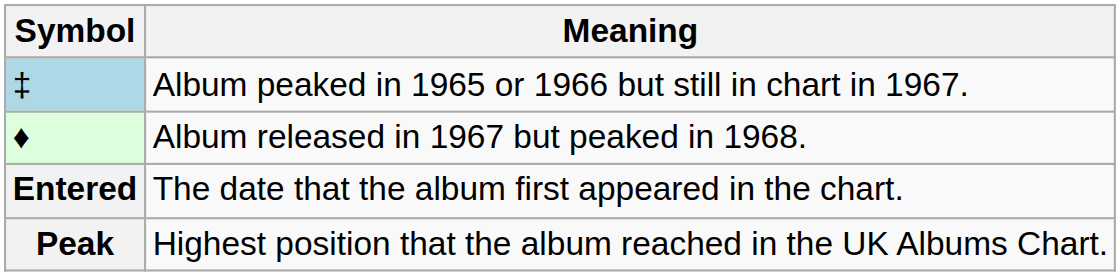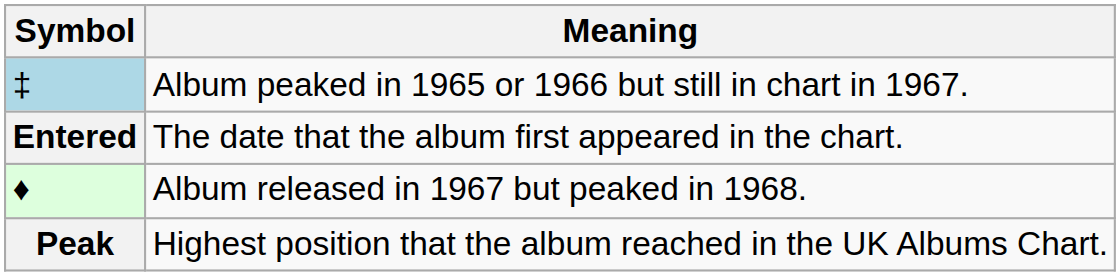rows swapped: (21, 137) <-> (75, 190)
